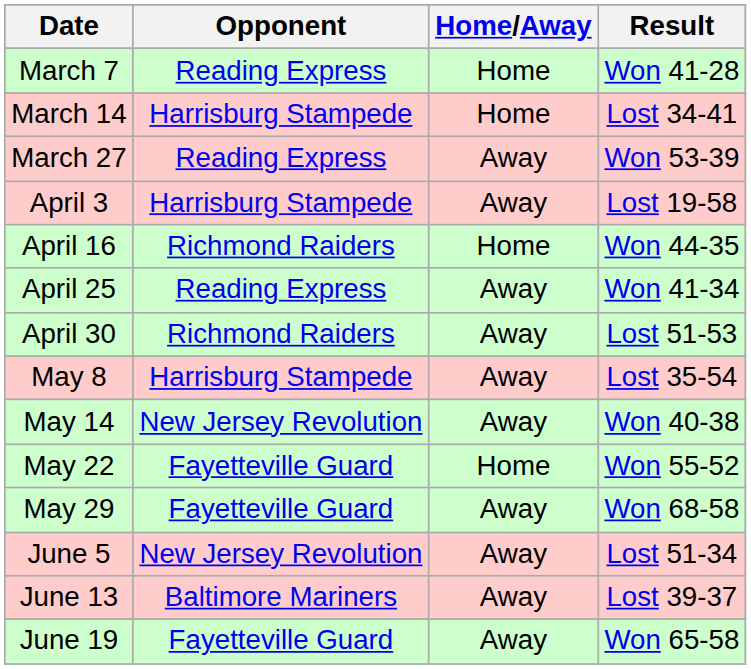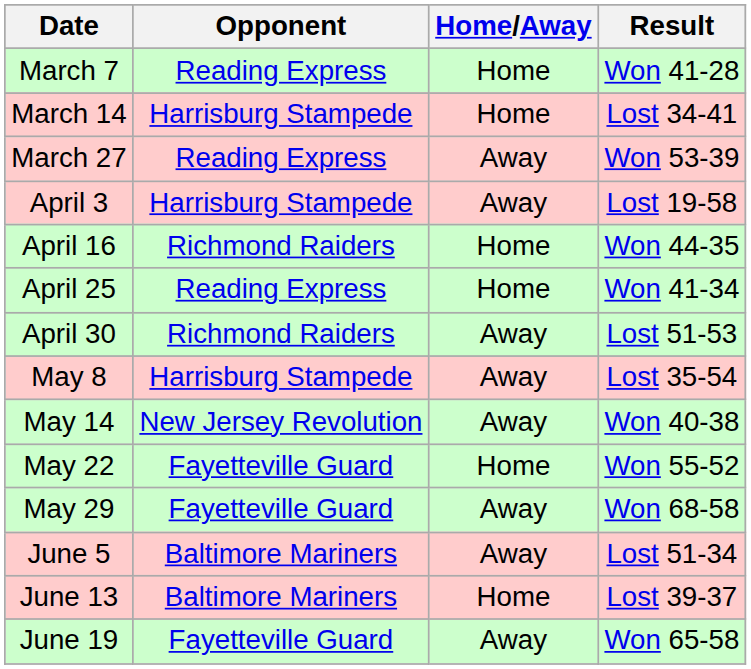(513, 289) Away -> (513, 289) Home
(281, 553) New Jersey Revolution -> (281, 553) Baltimore Mariners
(513, 597) Away -> (513, 597) Home
